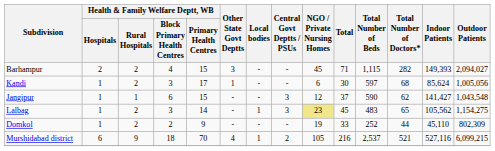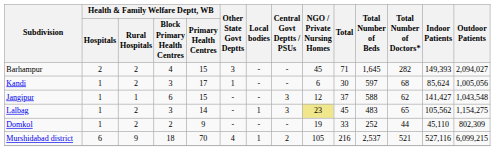(371, 69) 1,115 -> (371, 69) 1,645
(371, 97) 590 -> (371, 97) 588
